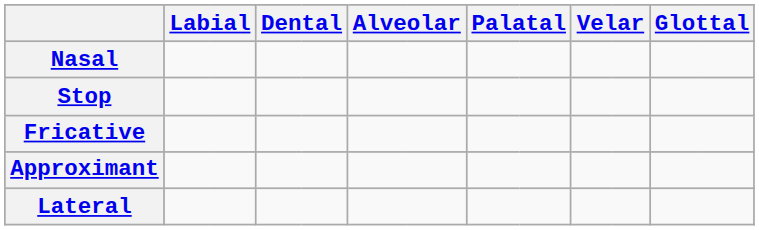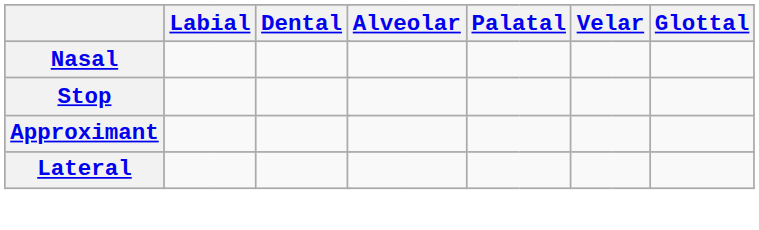- row: (84, 133)
